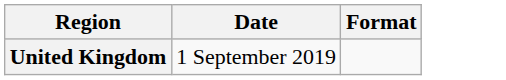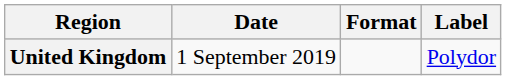+ column: (461, 21)
